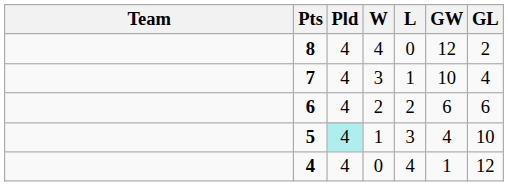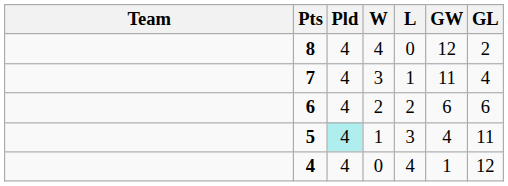(447, 78) 10 -> (447, 78) 11
(485, 136) 10 -> (485, 136) 11
